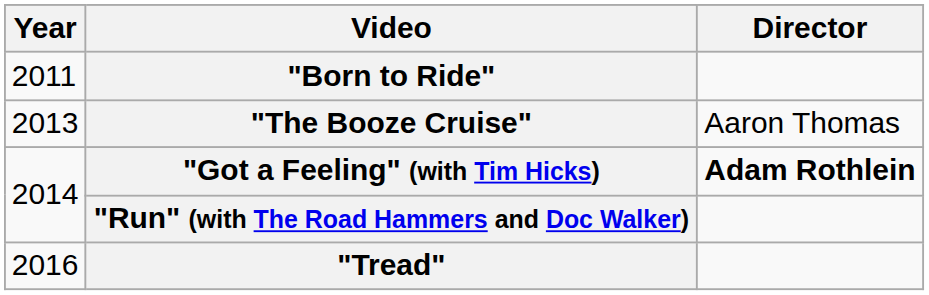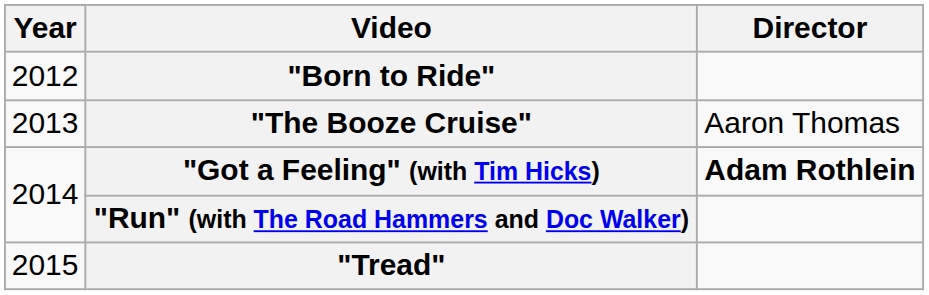(44, 75) 2011 -> (45, 75) 2012
(45, 265) 2016 -> (45, 265) 2015
